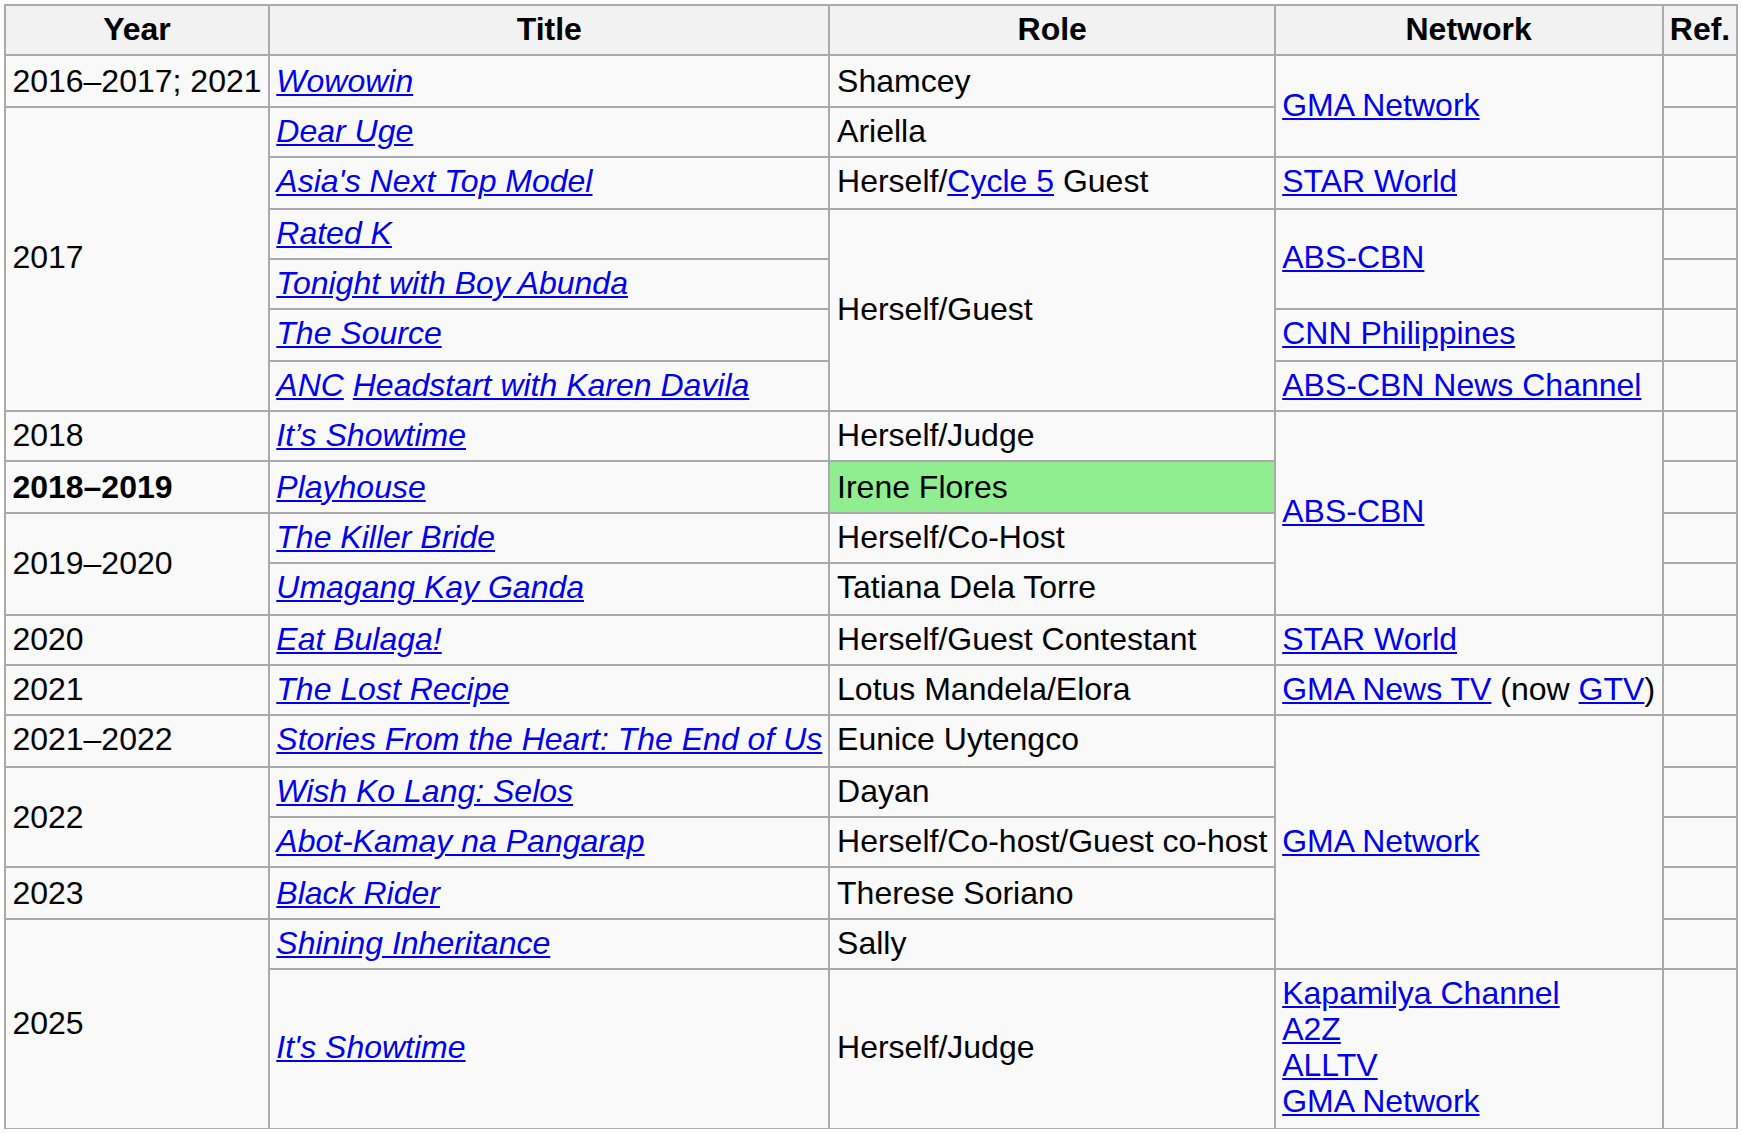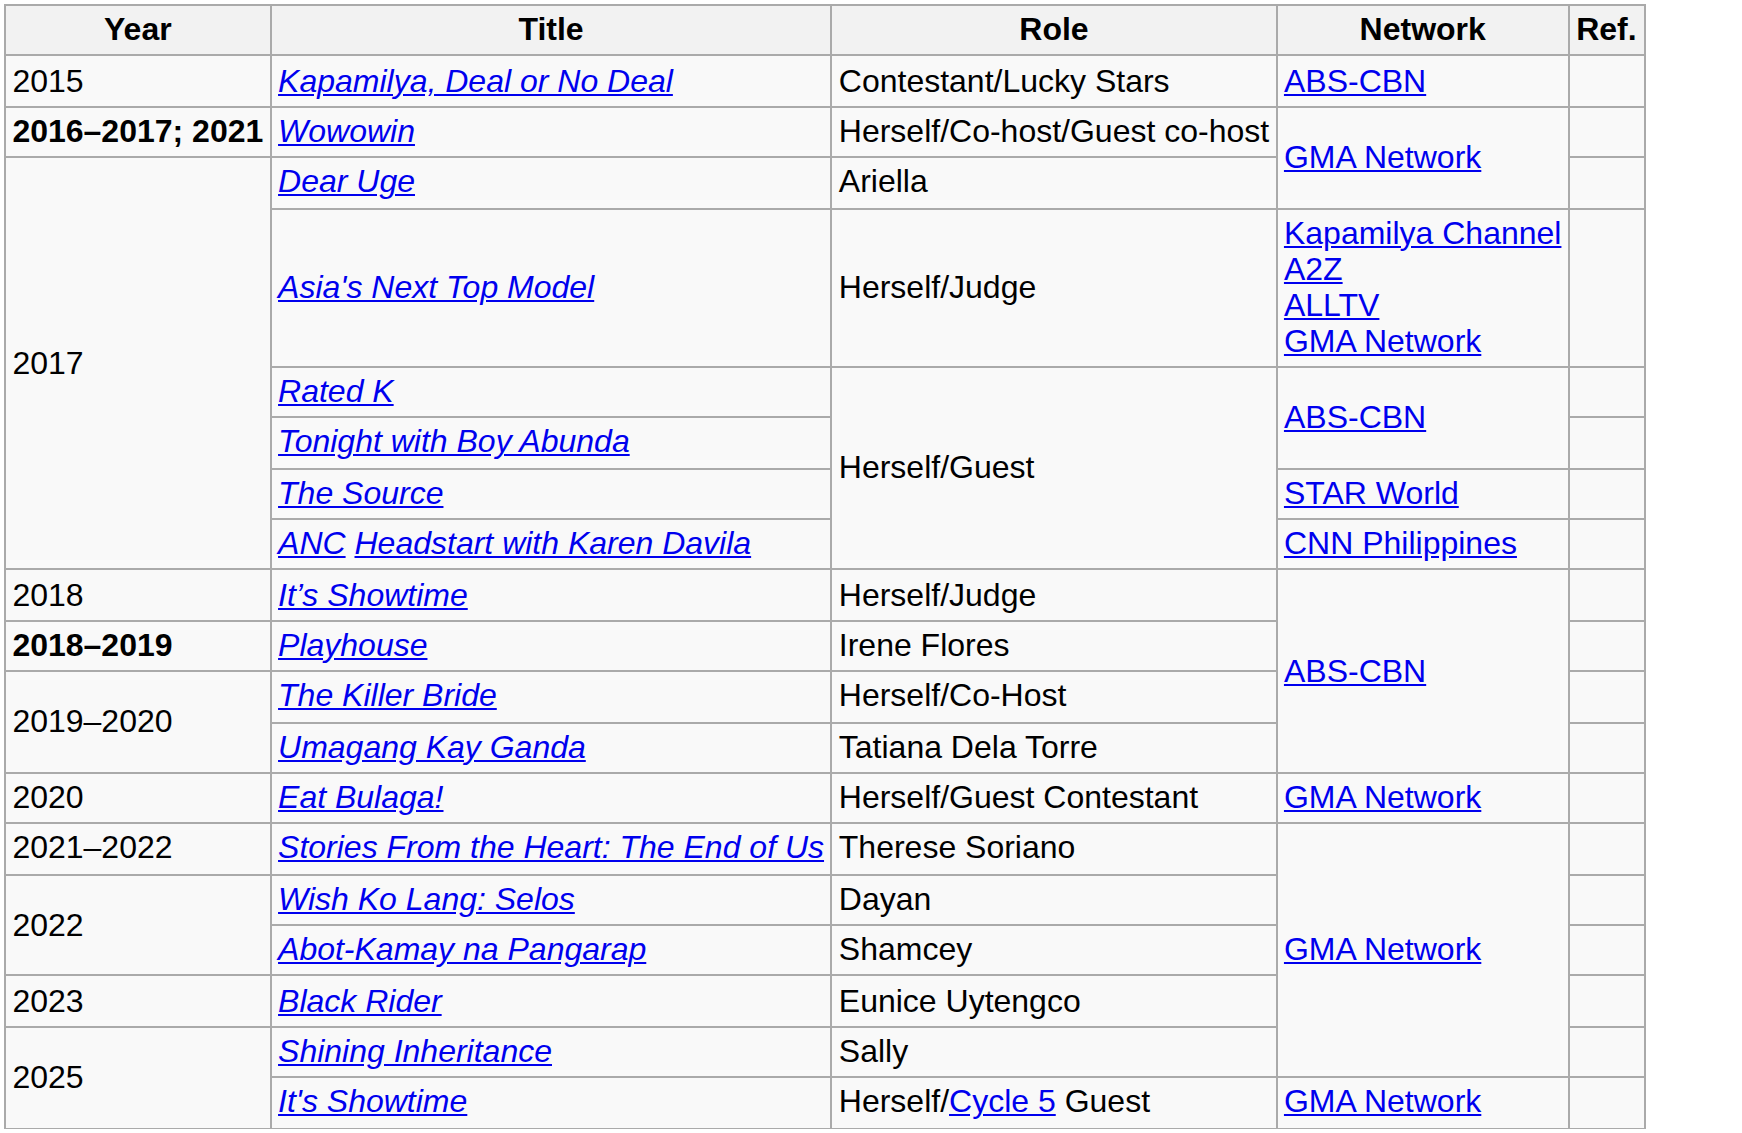+ row: (475, 80)
(137, 80) normal -> (138, 131) bold
(904, 80) Shamcey -> (1054, 131) Herself/Co-host/Guest co-host
(993, 182) Herself/Cycle 5 Guest -> (938, 286) Herself/Judge
(1370, 182) STAR World -> (1423, 286) Kapamilya Channel A2Z ALLTV GMA Network
(1399, 334) CNN Philippines -> (1371, 493) STAR World
(1462, 385) ABS-CBN News Channel -> (1400, 543) CNN Philippines
(922, 486) lightgreen background -> (924, 645) no background
(1370, 638) STAR World -> (1383, 797) GMA Network
- row: (393, 689)
(958, 740) Eunice Uytengco -> (957, 848) Therese Soriano
(1052, 841) Herself/Co-host/Guest co-host -> (905, 949) Shamcey
(955, 892) Therese Soriano -> (960, 1000) Eunice Uytengco
(936, 1048) Herself/Judge -> (994, 1102) Herself/Cycle 5 Guest
(1421, 1048) Kapamilya Channel A2Z ALLTV GMA Network -> (1383, 1102) GMA Network
